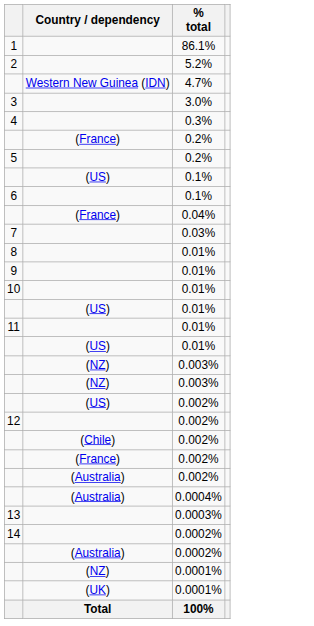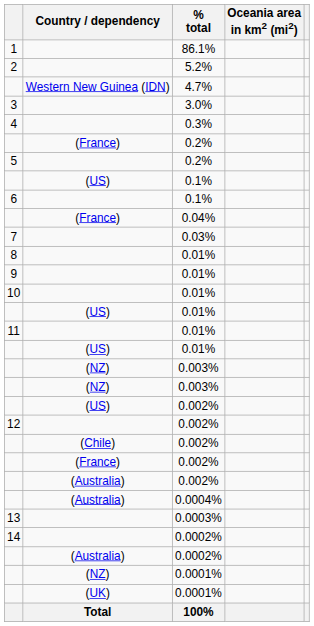+ column: (264, 22)
